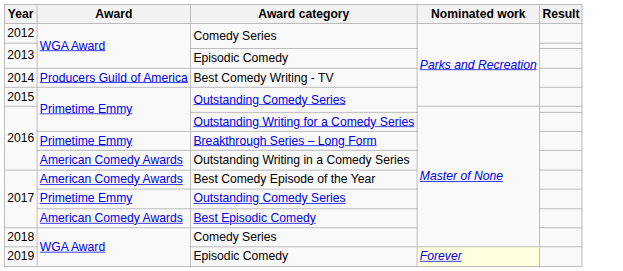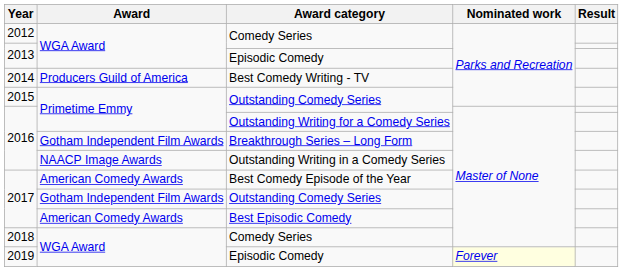(86, 141) Primetime Emmy -> (132, 141) Gotham Independent Film Awards
(111, 160) American Comedy Awards -> (101, 160) NAACP Image Awards
(86, 198) Primetime Emmy -> (132, 198) Gotham Independent Film Awards
